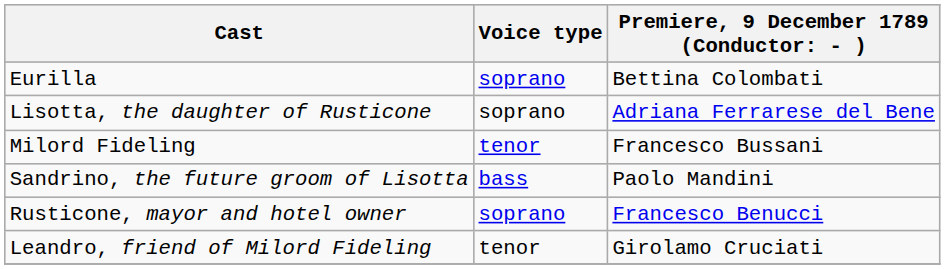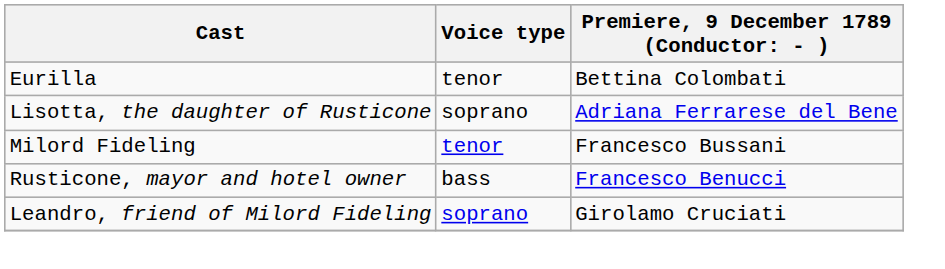(522, 79) soprano -> (472, 79) tenor
- row: (239, 180)
(522, 214) soprano -> (466, 180) bass
(510, 248) tenor -> (485, 214) soprano
